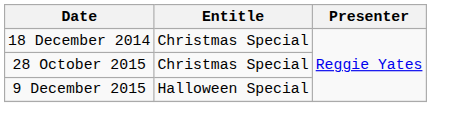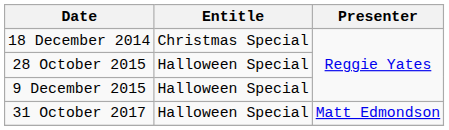(233, 65) Christmas Special -> (233, 65) Halloween Special
+ row: (79, 113)
